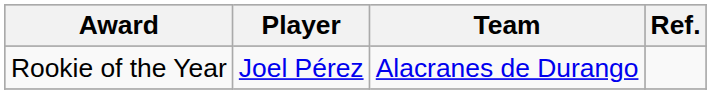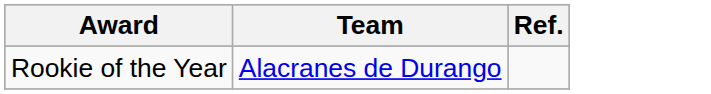- column: (301, 25)
